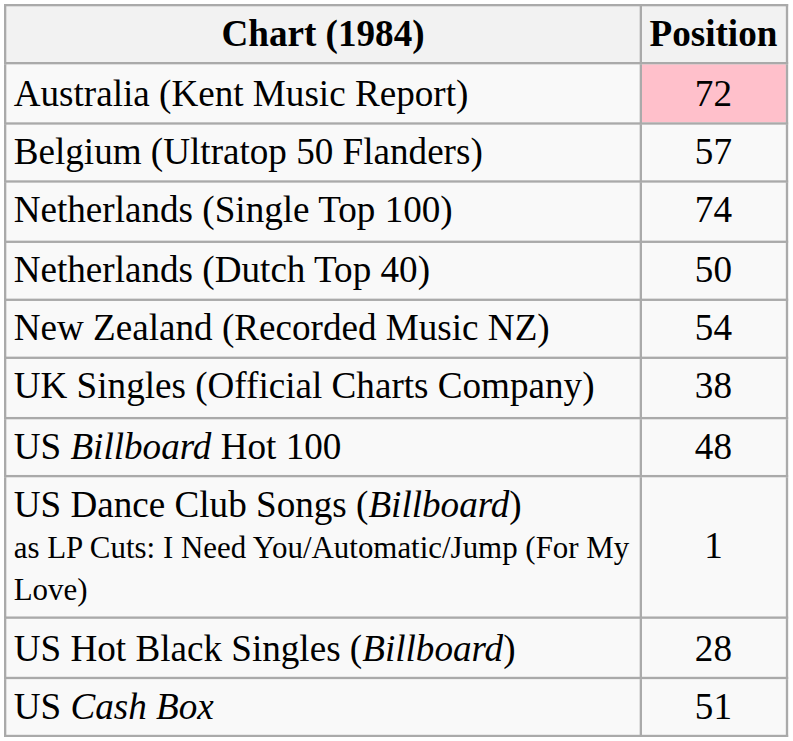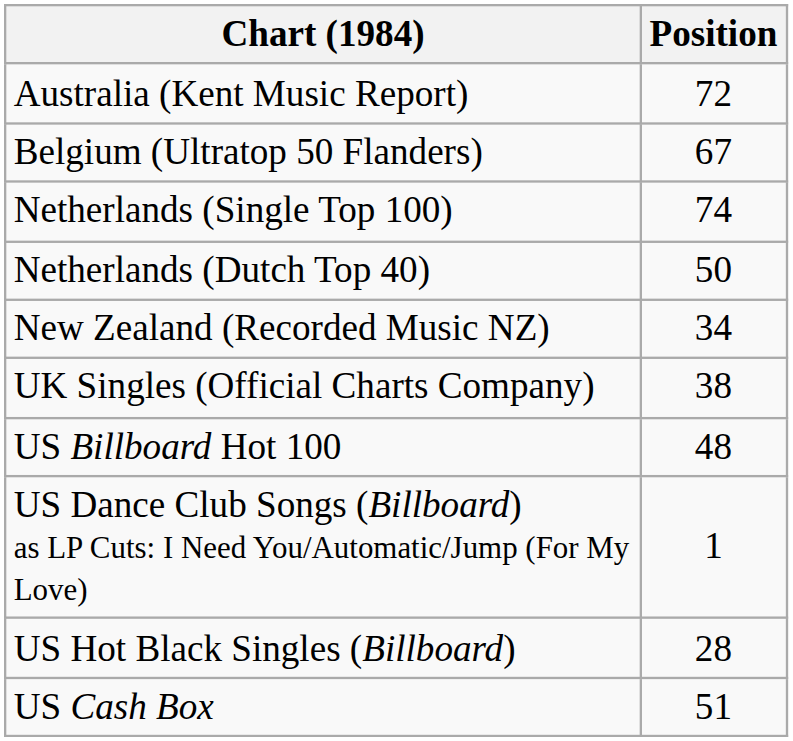(713, 92) pink background -> (713, 92) no background
(713, 151) 57 -> (713, 151) 67
(713, 328) 54 -> (713, 328) 34
